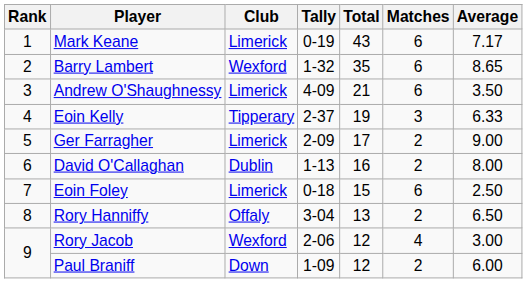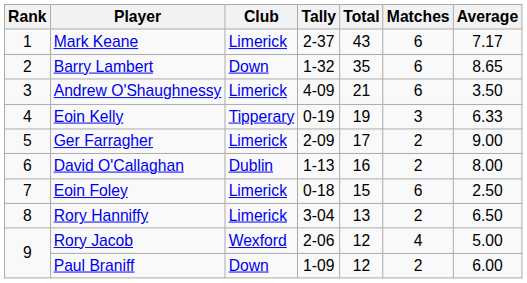(319, 41) 0-19 -> (319, 41) 2-37
(258, 66) Wexford -> (249, 66) Down
(319, 116) 2-37 -> (319, 116) 0-19
(249, 215) Offaly -> (258, 215) Limerick
(487, 240) 3.00 -> (487, 240) 5.00
